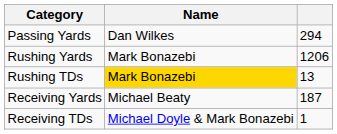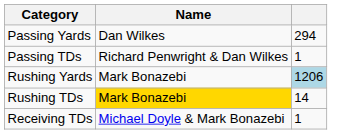+ row: (45, 56)
(314, 56) no background -> (309, 77) lightblue background
(307, 77) 13 -> (301, 98) 14
- row: (55, 98)
